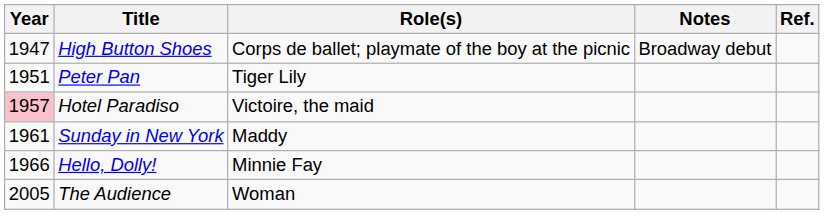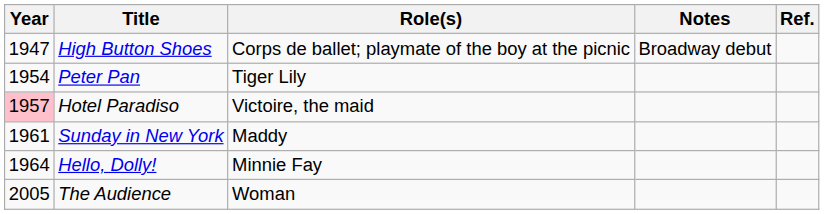(29, 77) 1951 -> (29, 77) 1954
(29, 164) 1966 -> (29, 164) 1964
